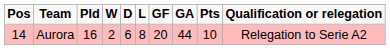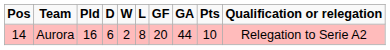columns swapped: (112, 14) <-> (128, 14)
